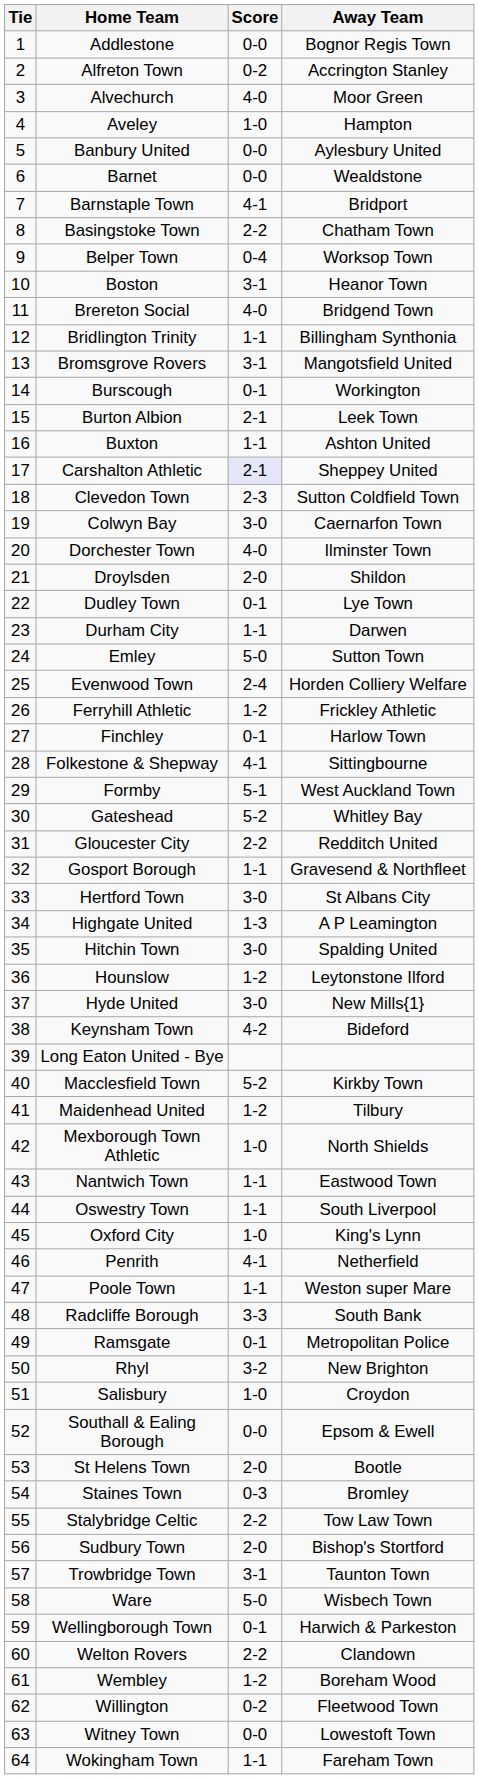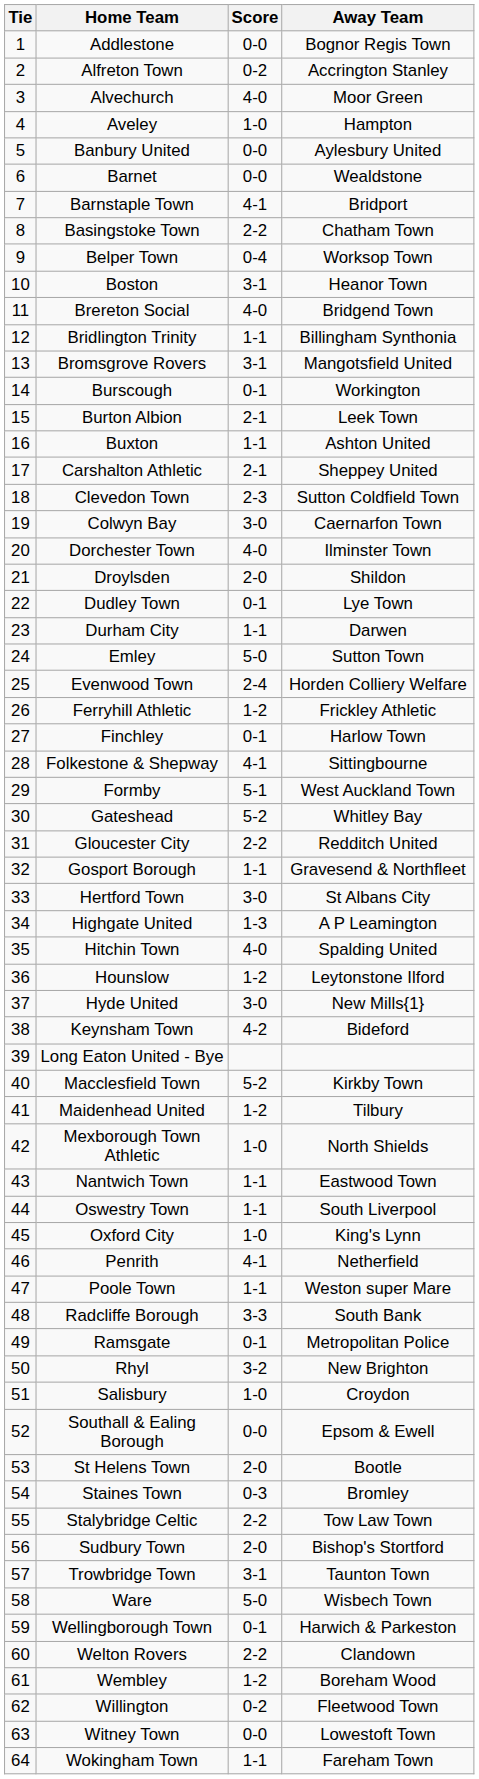(255, 470) lavender background -> (255, 470) no background
(255, 950) 3-0 -> (255, 950) 4-0
